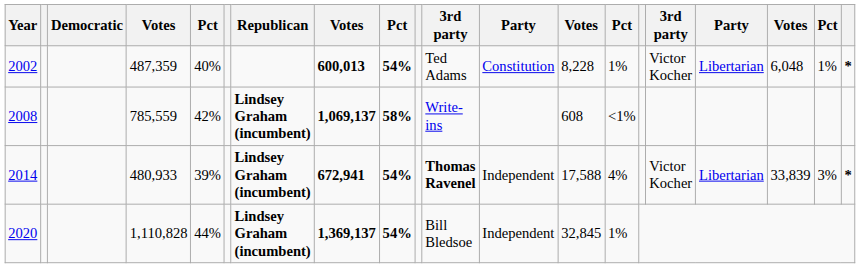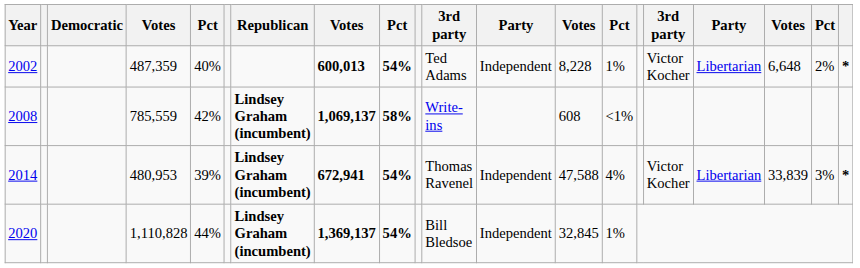(518, 66) Constitution -> (516, 66) Independent
(787, 66) 6,048 -> (784, 66) 6,648
(827, 66) 1% -> (825, 66) 2%
(153, 175) 480,933 -> (153, 175) 480,953
(450, 175) bold -> (449, 175) normal
(581, 175) 17,588 -> (579, 175) 47,588
